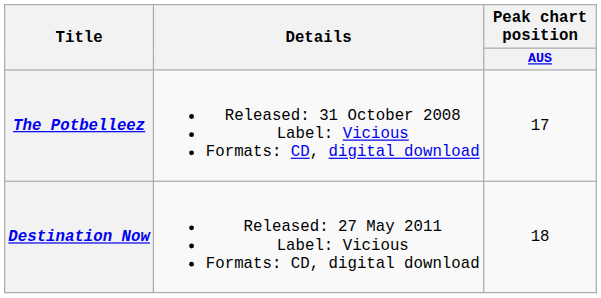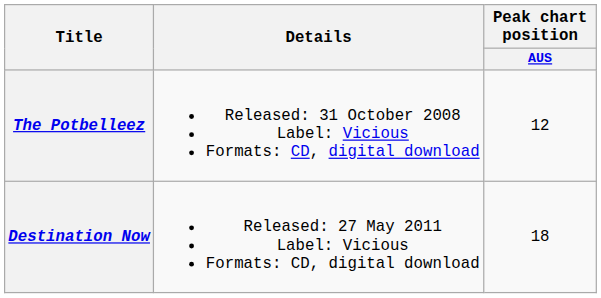(540, 125) 17 -> (540, 125) 12
